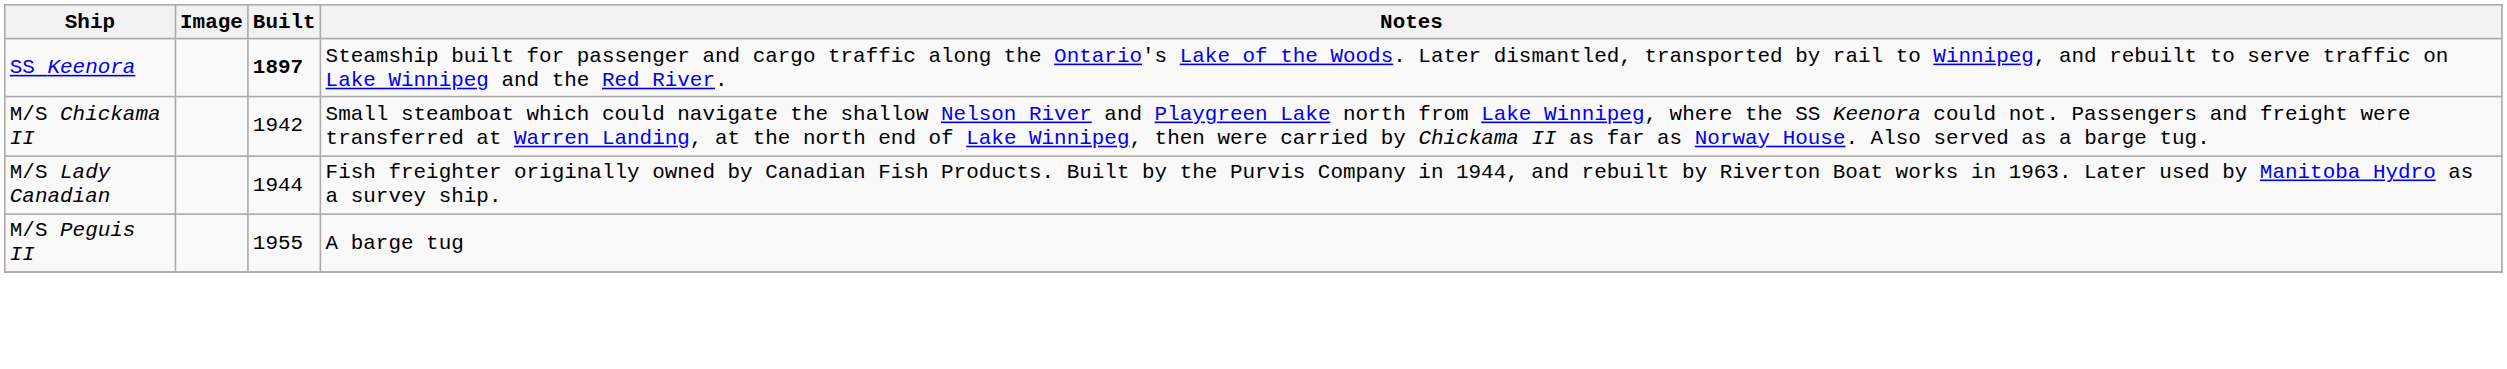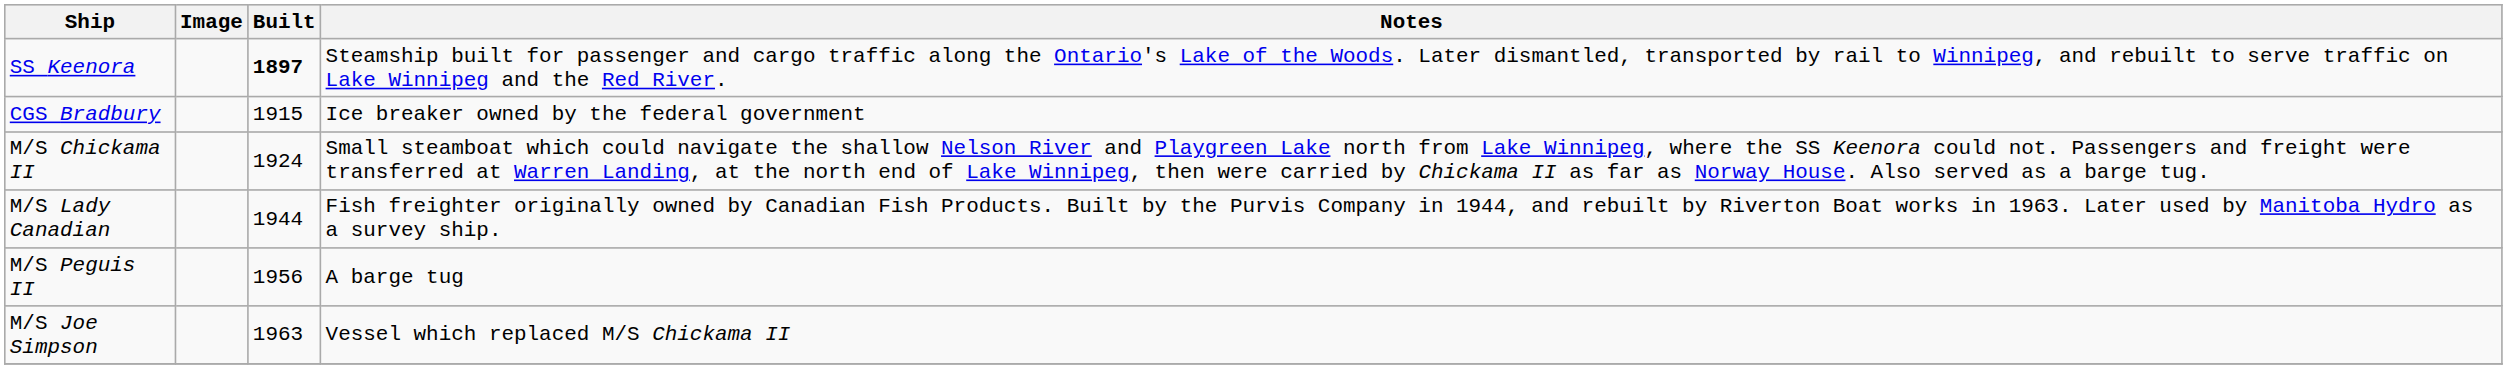+ row: (85, 114)
(278, 126) 1942 -> (278, 160) 1924
(278, 243) 1955 -> (278, 277) 1956
+ row: (54, 335)
